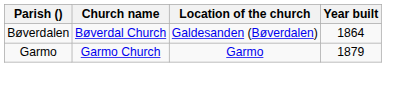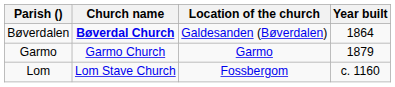(121, 33) normal -> (125, 33) bold
+ row: (38, 71)
